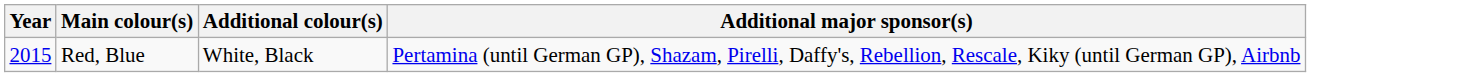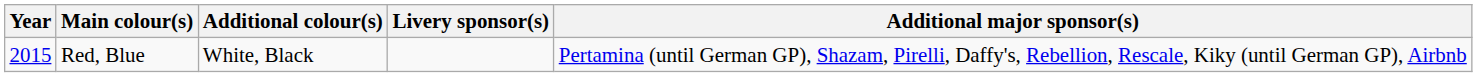+ column: (471, 21)
